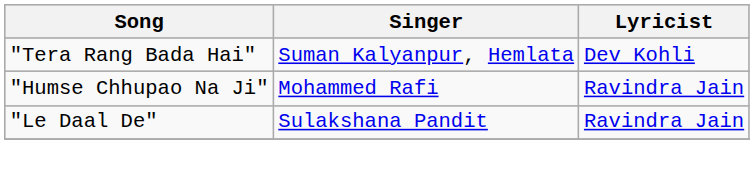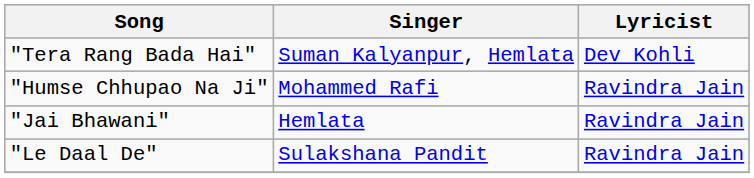+ row: (90, 122)
